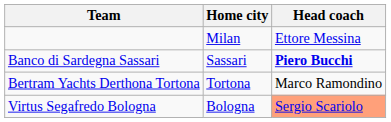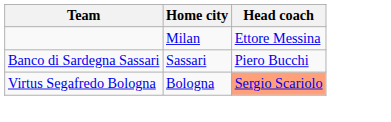(314, 60) bold -> (272, 60) normal
- row: (104, 83)
